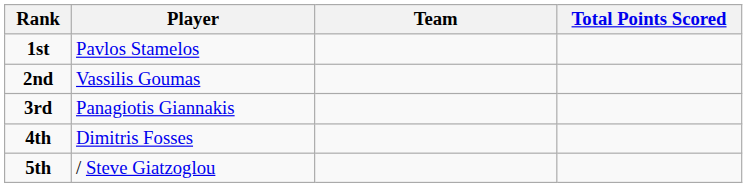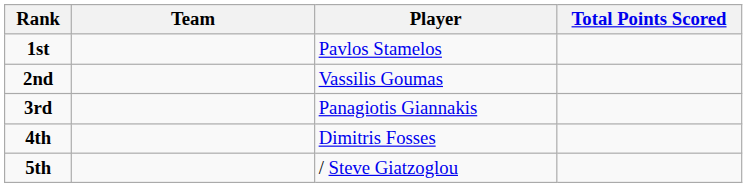columns swapped: (193, 19) <-> (436, 19)
